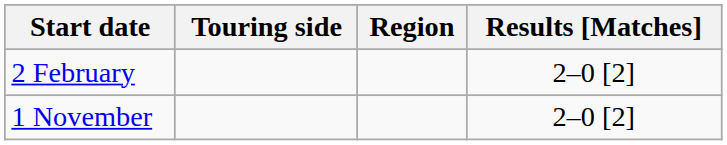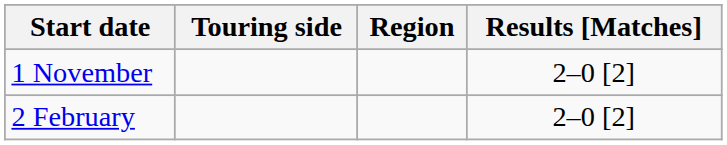rows swapped: (73, 71) <-> (82, 116)
